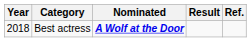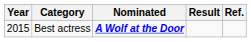(18, 28) 2018 -> (18, 28) 2015
